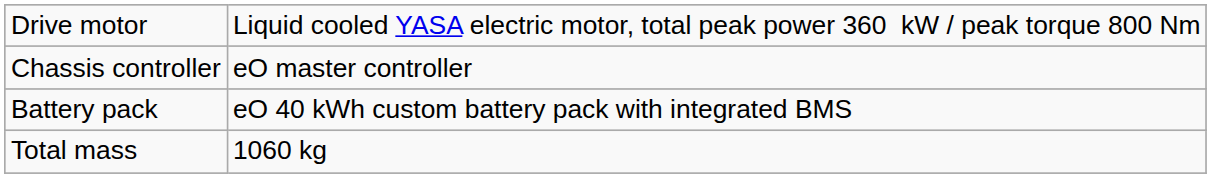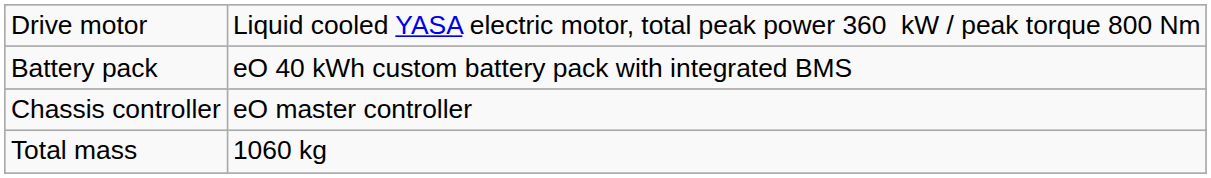rows swapped: (116, 67) <-> (84, 109)
